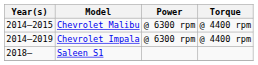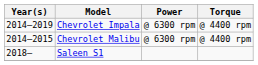rows swapped: (98, 39) <-> (98, 25)
